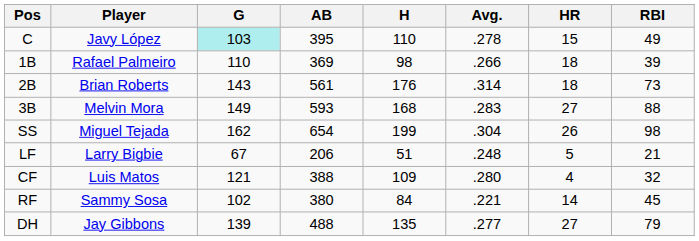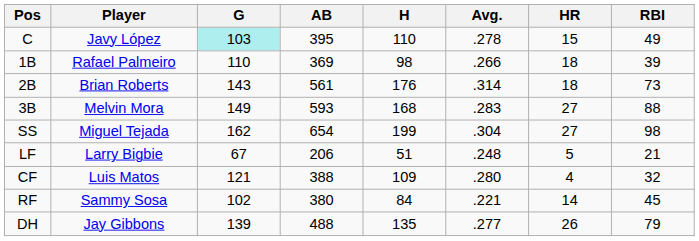(570, 131) 26 -> (570, 131) 27
(570, 223) 27 -> (570, 223) 26
